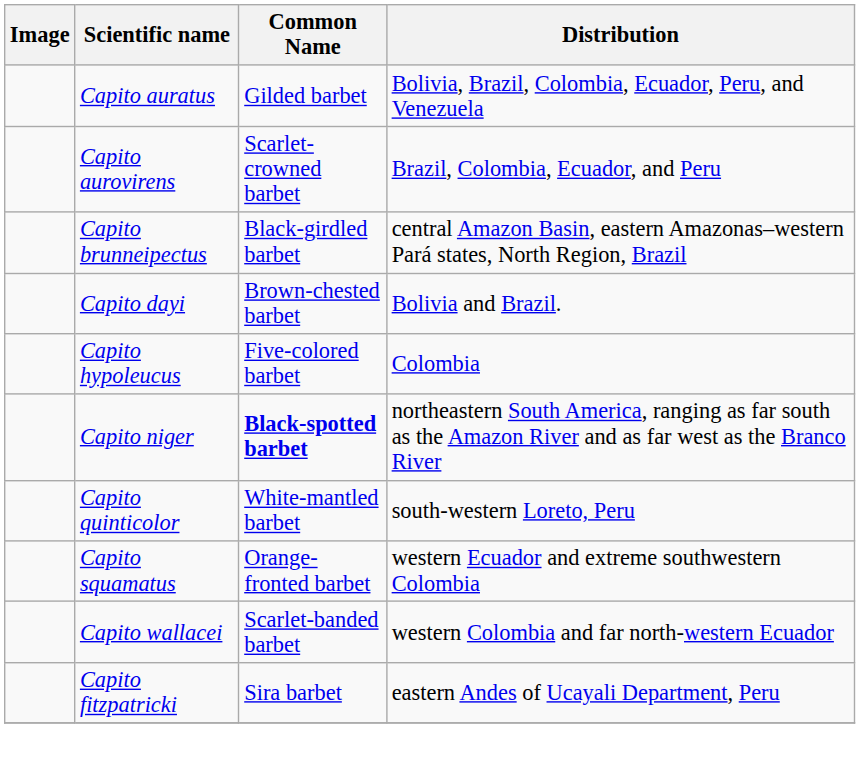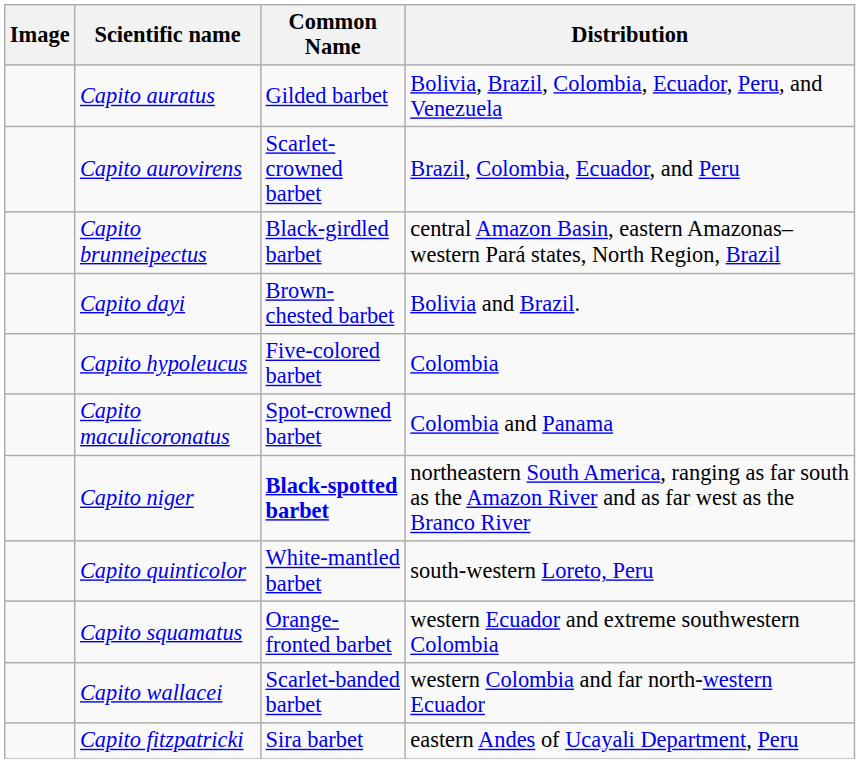+ row: (155, 424)
